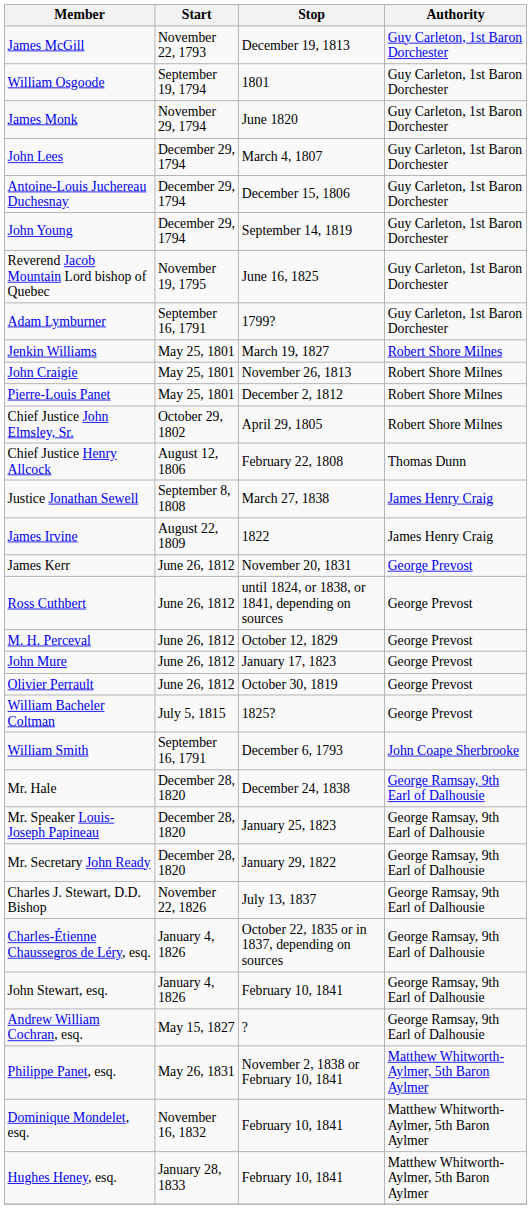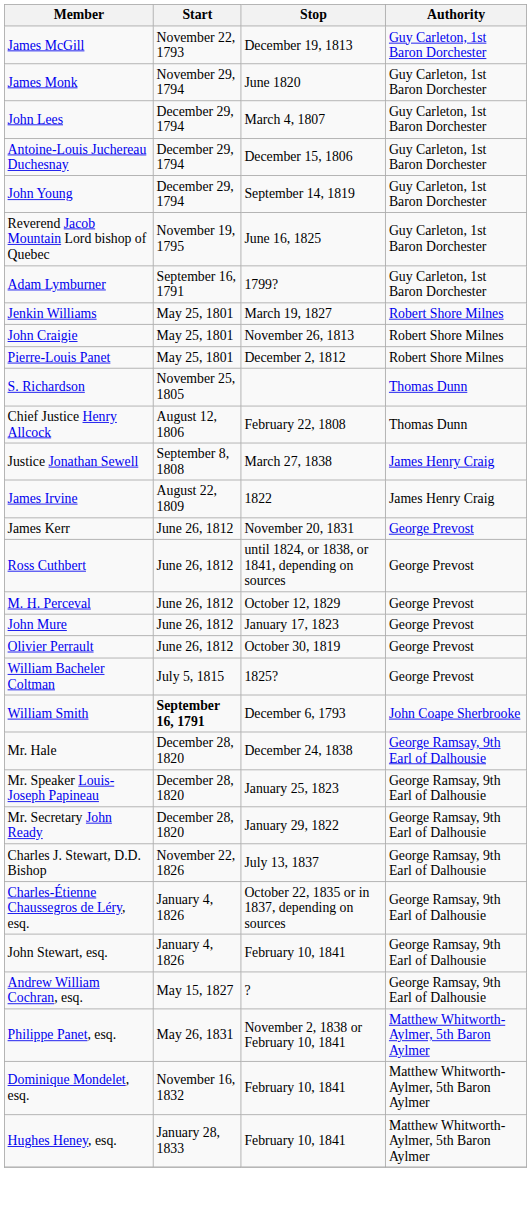- row: (56, 82)
- row: (58, 424)
+ row: (46, 387)
(187, 750) normal -> (188, 713) bold
